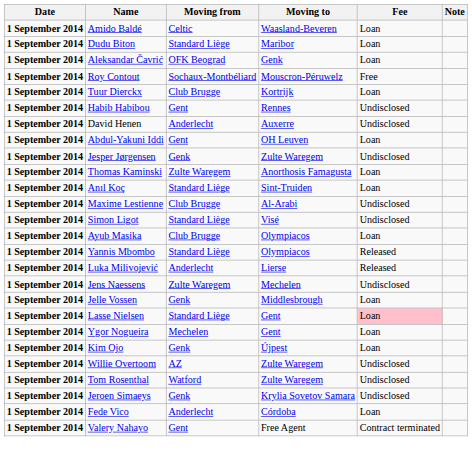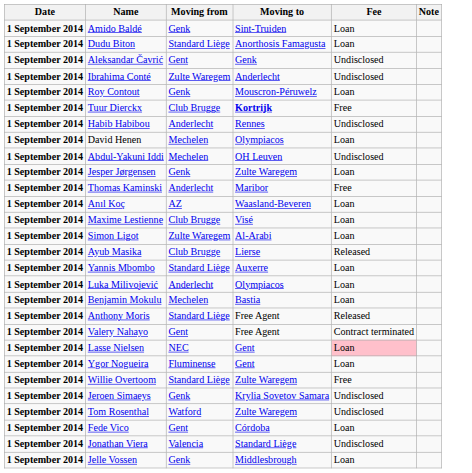(180, 28) Celtic -> (179, 28) Genk
(299, 28) Waasland-Beveren -> (261, 28) Sint-Truiden
(278, 44) Maribor -> (280, 44) Anorthosis Famagusta
(197, 60) OFK Beograd -> (178, 60) Gent
(370, 60) Loan -> (359, 60) Undisclosed
+ row: (119, 76)
(212, 76) Sochaux-Montbéliard -> (179, 92) Genk
(369, 76) Free -> (344, 92) Loan
(277, 92) normal -> (254, 108) bold
(370, 92) Loan -> (343, 108) Free
(178, 108) Gent -> (191, 124) Anderlecht
(191, 124) Anderlecht -> (188, 140) Mechelen
(278, 124) Auxerre -> (259, 140) Olympiacos
(385, 124) Undisclosed -> (344, 140) Loan
(178, 140) Gent -> (188, 156) Mechelen
(370, 140) Loan -> (359, 156) Undisclosed
(385, 156) Undisclosed -> (344, 172) Loan
(199, 172) Zulte Waregem -> (191, 188) Anderlecht
(306, 172) Anorthosis Famagusta -> (252, 188) Maribor
(370, 172) Loan -> (343, 188) Free
(199, 188) Standard Liège -> (175, 204) AZ
(287, 188) Sint-Truiden -> (273, 204) Waasland-Beveren
(279, 204) Al-Arabi -> (244, 220) Visé
(385, 204) Undisclosed -> (344, 220) Loan
(199, 220) Standard Liège -> (199, 236) Zulte Waregem
(270, 220) Visé -> (253, 236) Al-Arabi
(385, 220) Undisclosed -> (344, 236) Loan
(285, 236) Olympiacos -> (248, 252) Lierse
(370, 236) Loan -> (352, 252) Released
(285, 252) Olympiacos -> (252, 268) Auxerre
(378, 252) Released -> (344, 268) Loan
(274, 268) Lierse -> (259, 284) Olympiacos
(378, 268) Released -> (344, 284) Loan
+ row: (125, 300)
+ row: (119, 316)
- row: (117, 284)
rows swapped: (118, 428) <-> (112, 300)
(199, 316) Standard Liège -> (179, 348) NEC
(188, 332) Mechelen -> (192, 364) Fluminense
- row: (106, 348)
(175, 364) AZ -> (199, 380) Standard Liège
(385, 364) Undisclosed -> (343, 380) Free
rows swapped: (118, 380) <-> (119, 396)
(191, 412) Anderlecht -> (178, 428) Gent
+ row: (118, 444)
